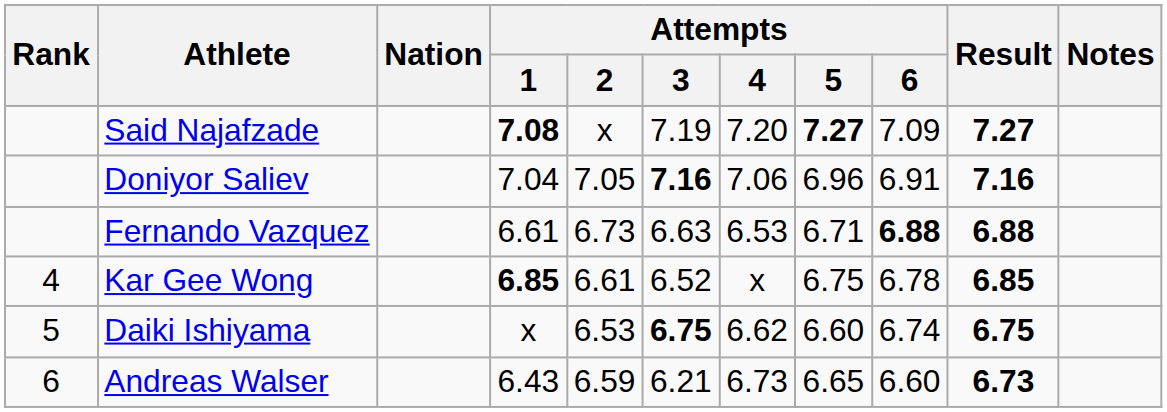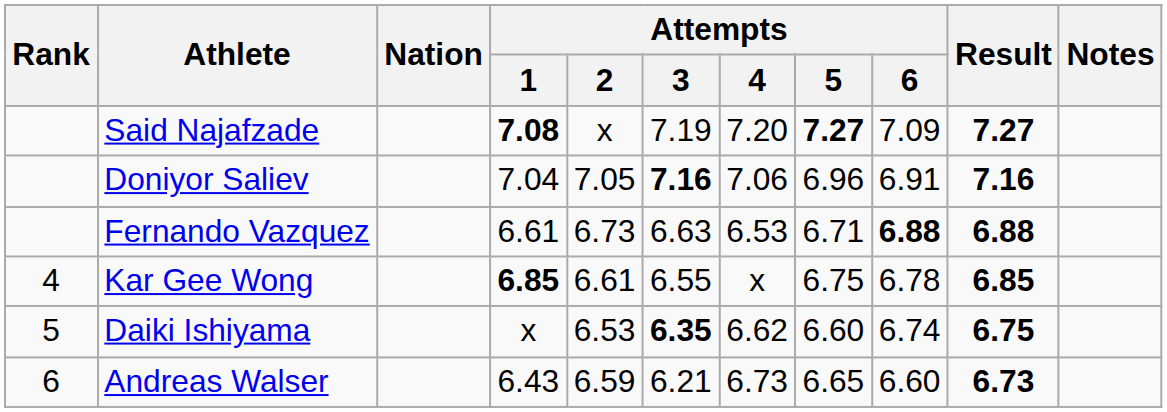(681, 280) 6.52 -> (681, 280) 6.55
(681, 331) 6.75 -> (681, 331) 6.35
